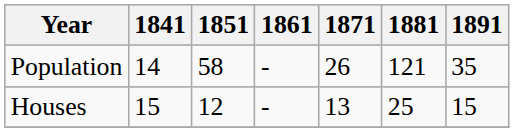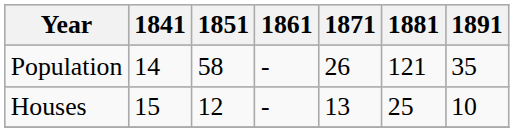(464, 106) 15 -> (464, 106) 10
